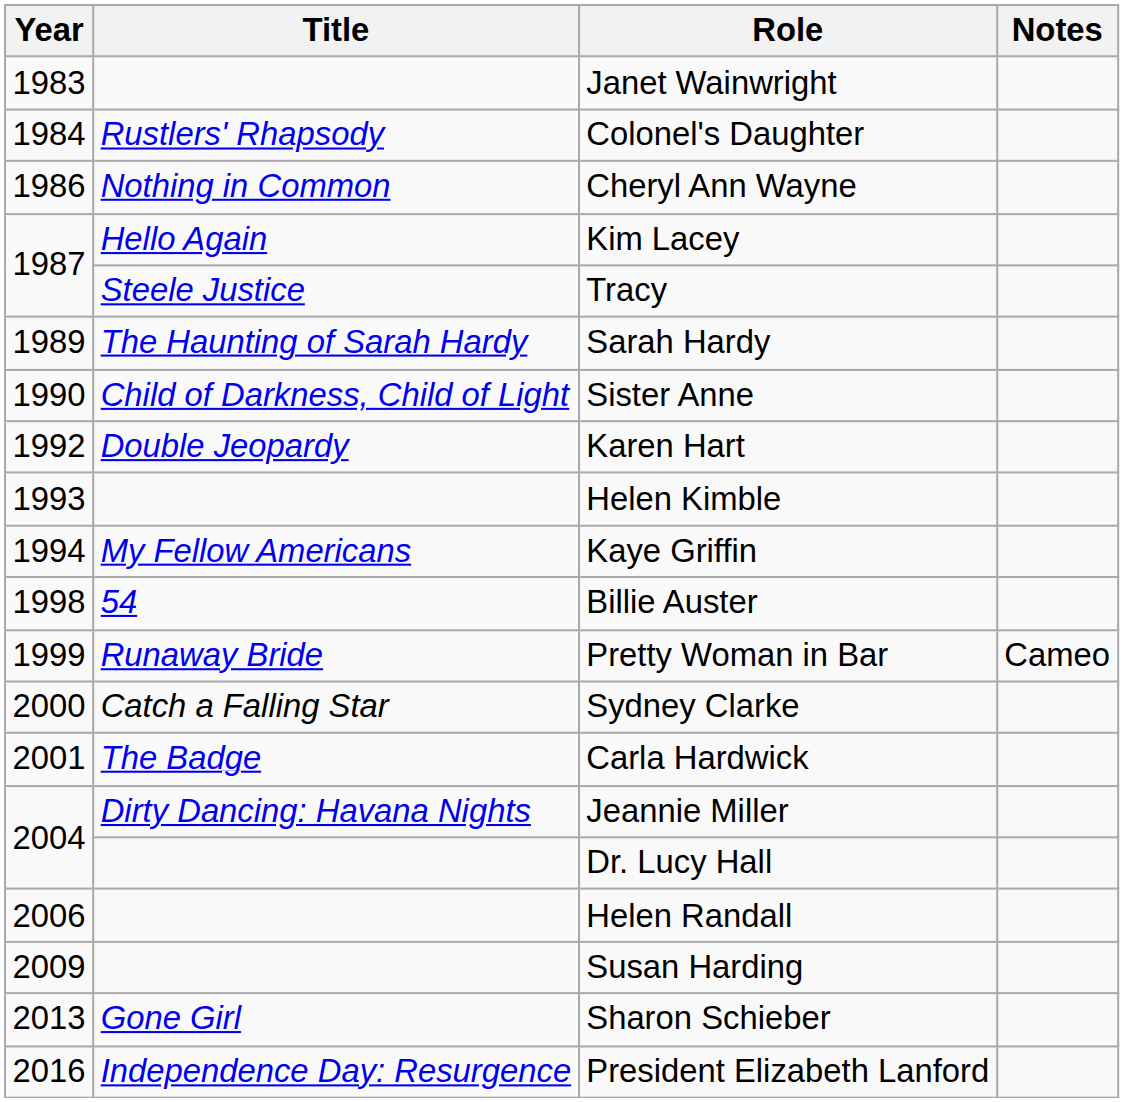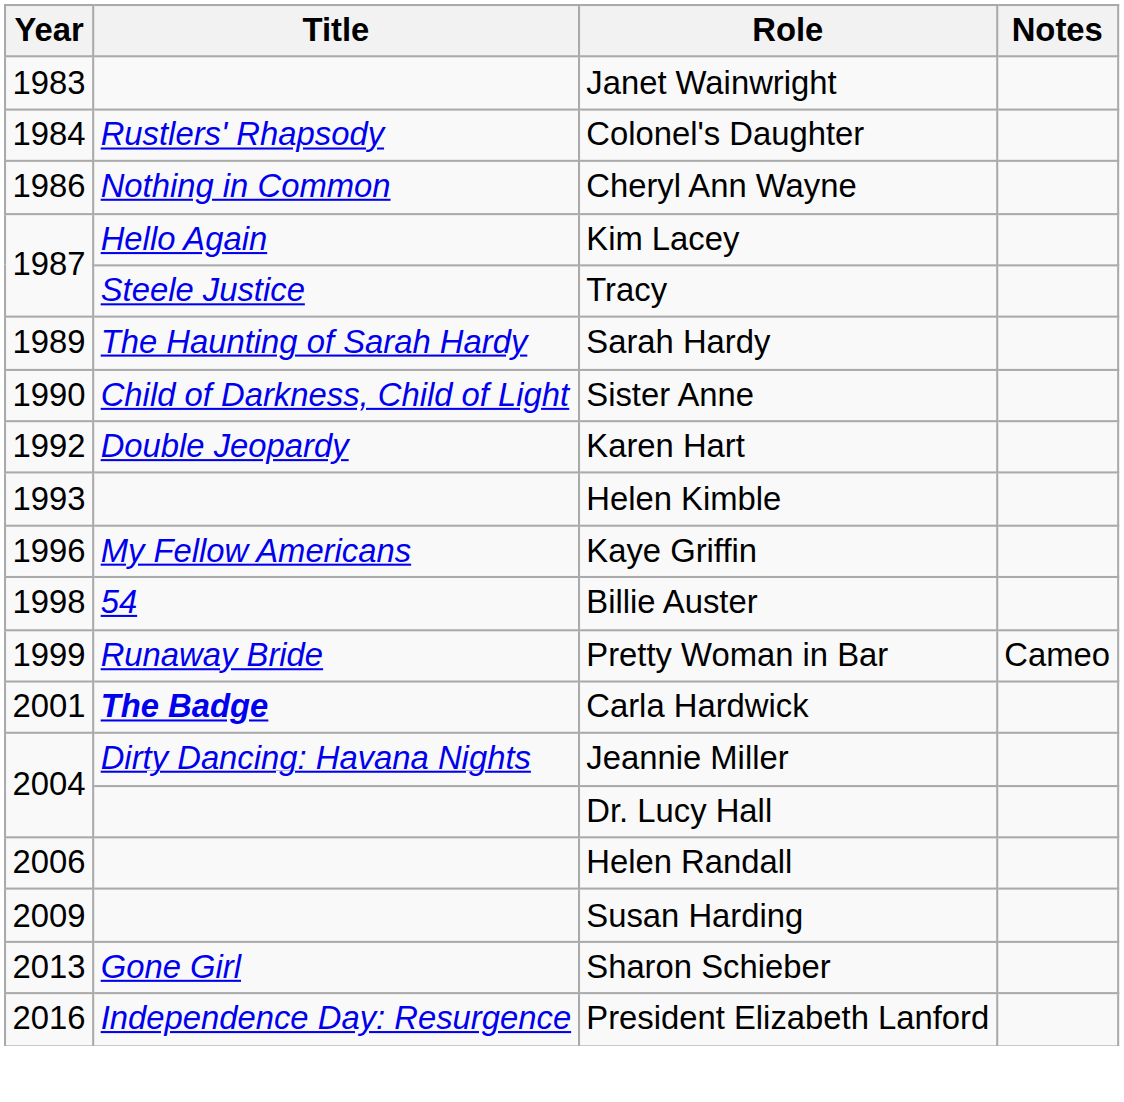(49, 550) 1994 -> (49, 550) 1996
- row: (693, 706)
(181, 758) normal -> (185, 706) bold
